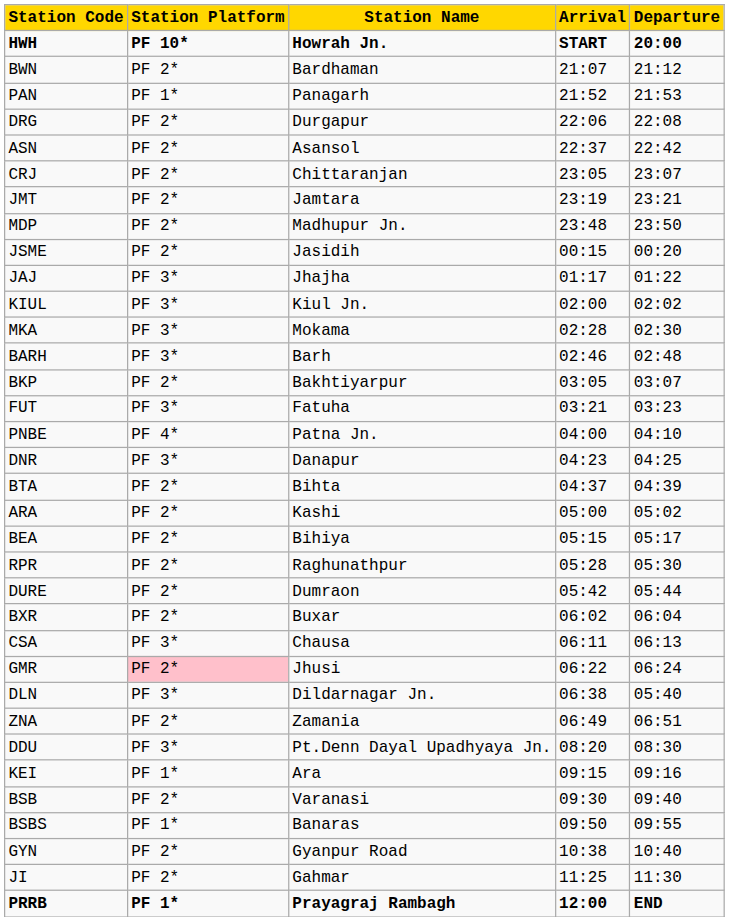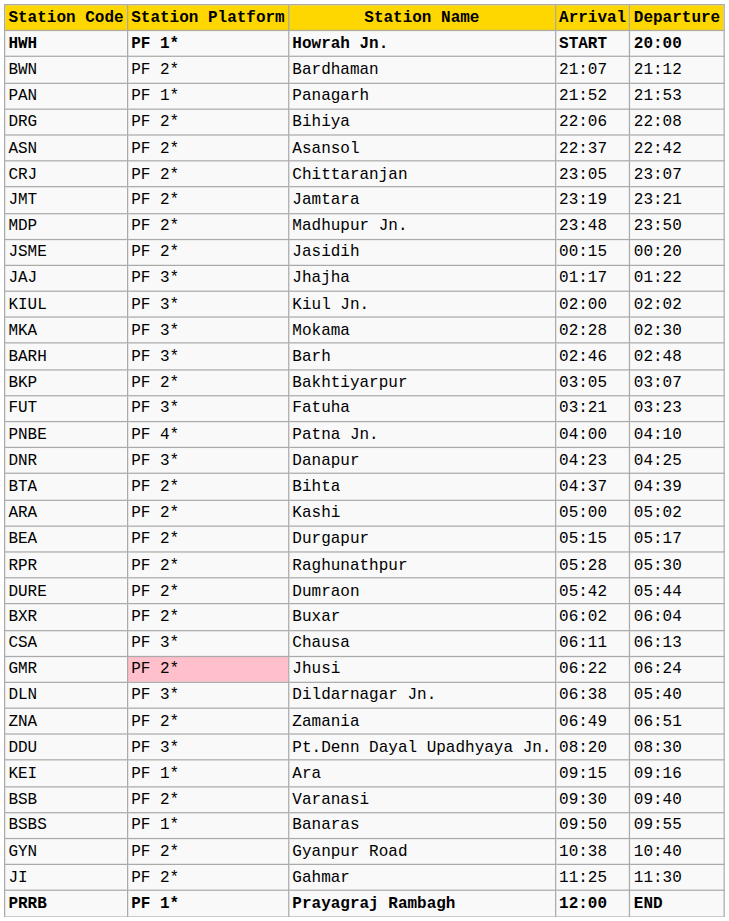(160, 44) PF 10* -> (155, 44) PF 1*
(331, 122) Durgapur -> (321, 122) Bihiya
(321, 539) Bihiya -> (331, 539) Durgapur
